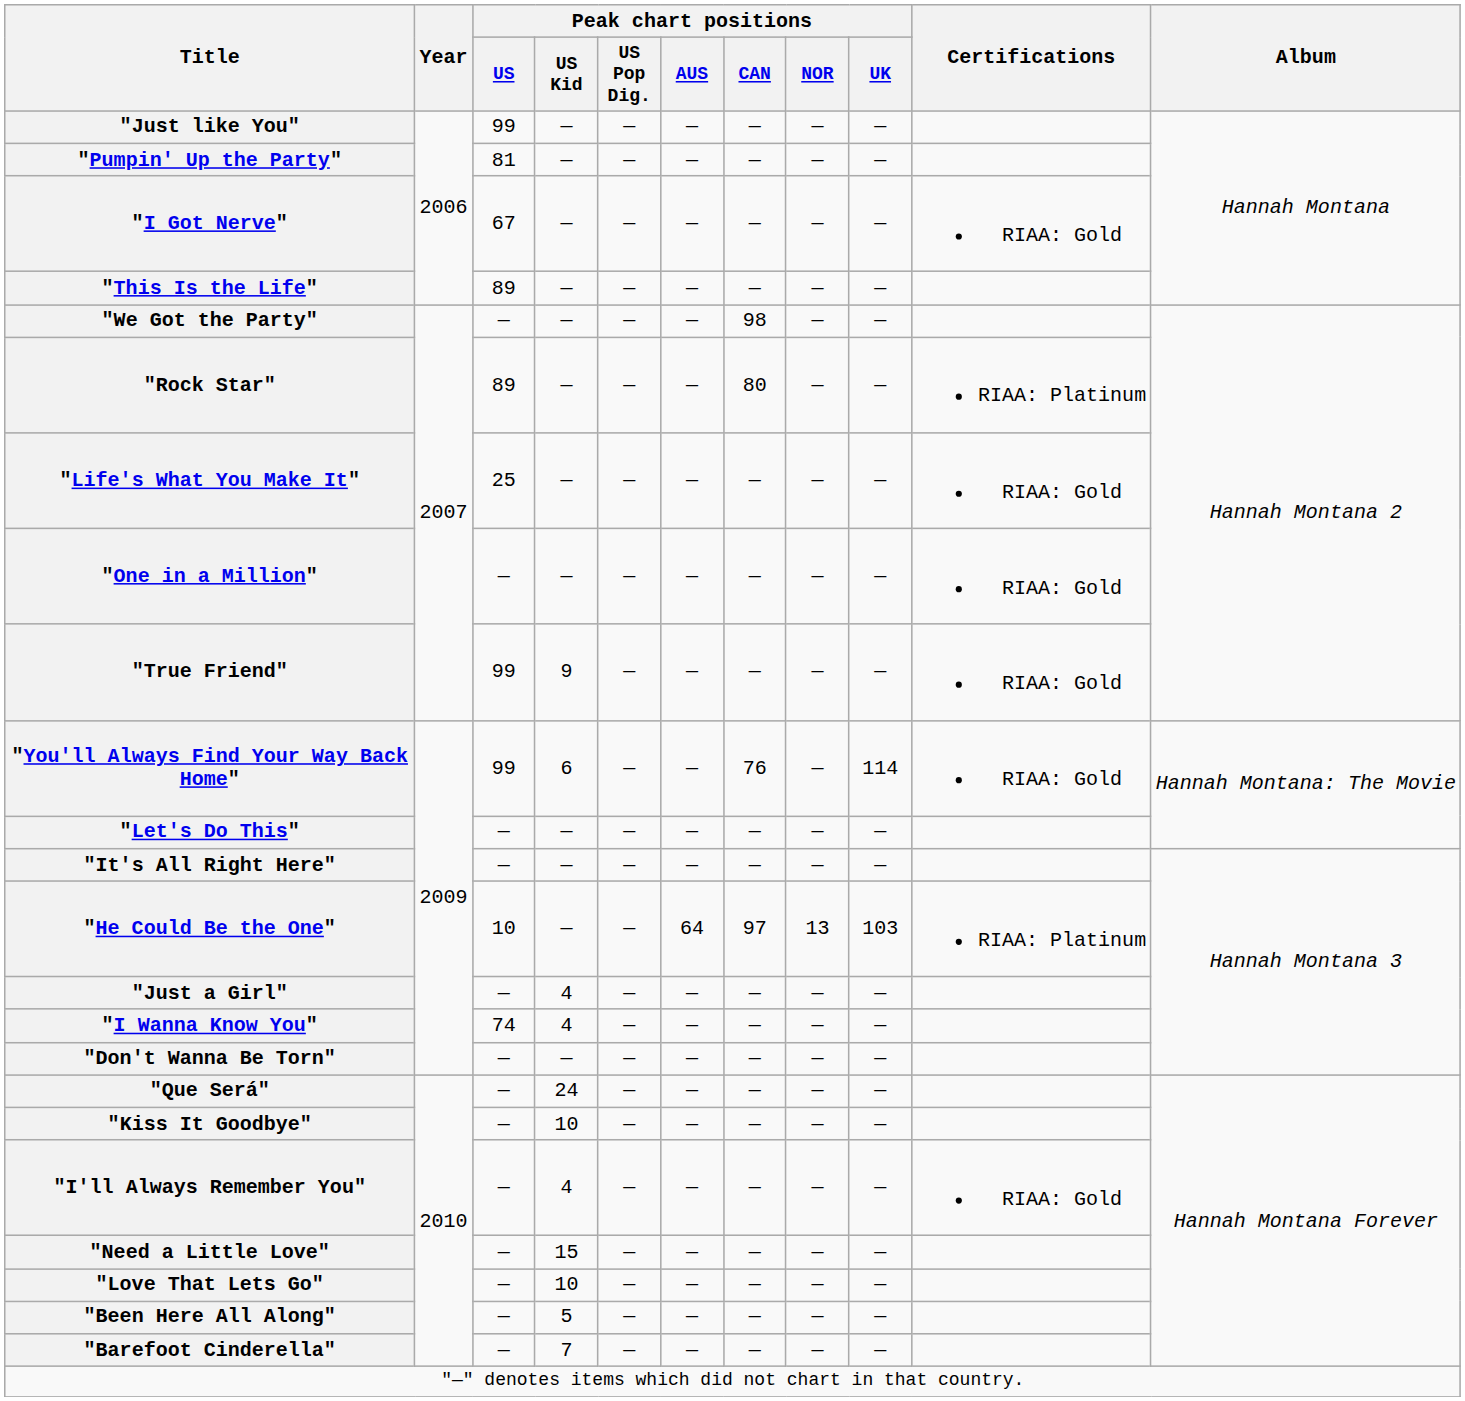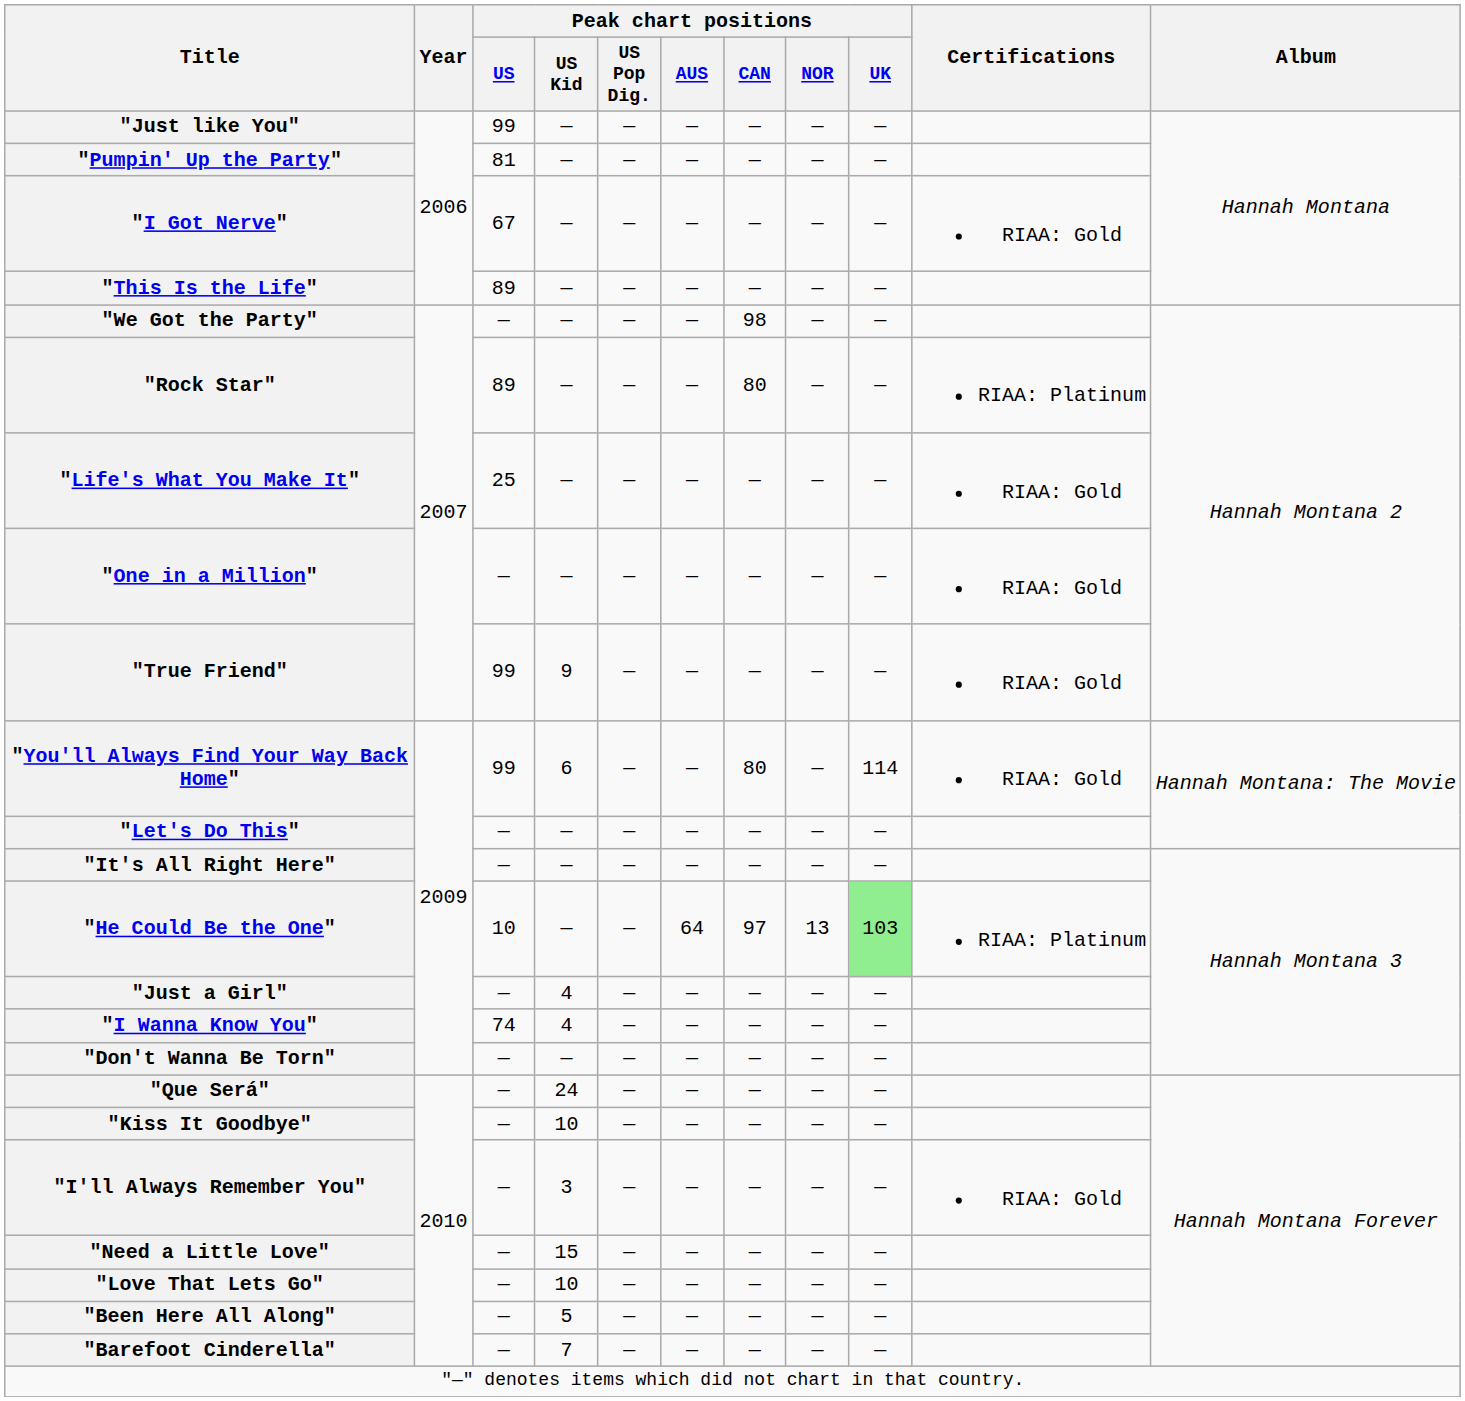(755, 768) 76 -> (755, 768) 80
(880, 929) no background -> (880, 929) lightgreen background
(566, 1188) 4 -> (566, 1188) 3
